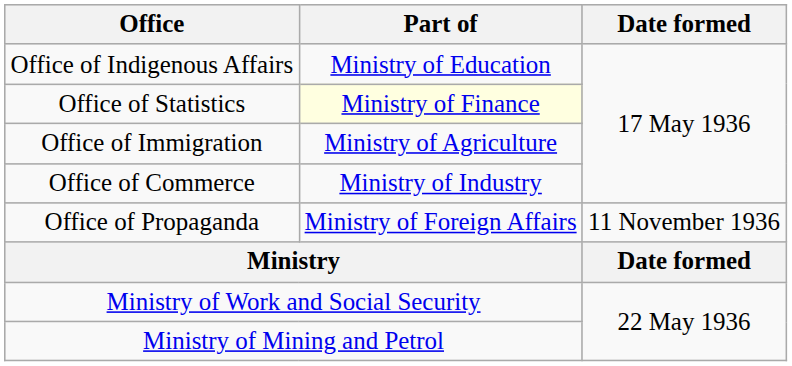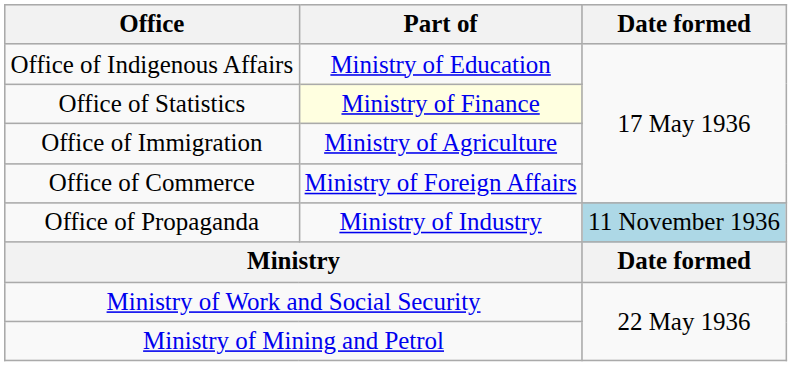(441, 182) Ministry of Industry -> (441, 182) Ministry of Foreign Affairs
(441, 222) Ministry of Foreign Affairs -> (441, 222) Ministry of Industry
(684, 222) no background -> (684, 222) lightblue background
